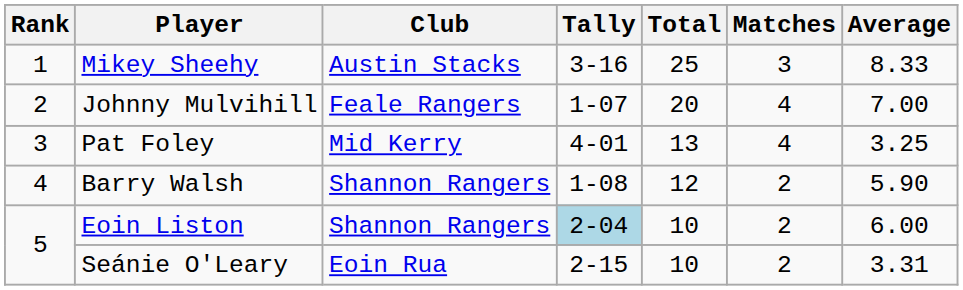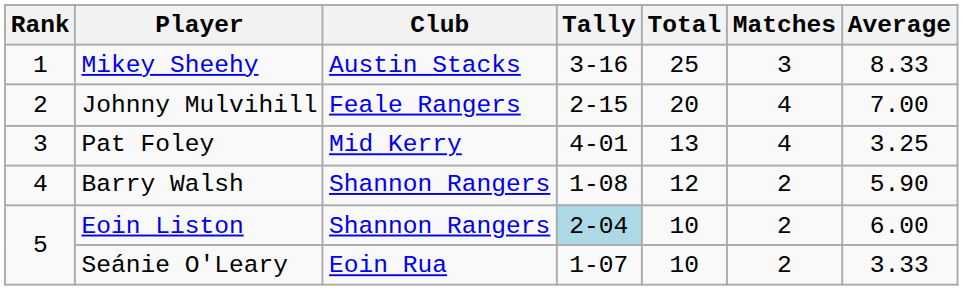(599, 105) 1-07 -> (599, 105) 2-15
(599, 265) 2-15 -> (599, 265) 1-07
(899, 265) 3.31 -> (899, 265) 3.33
